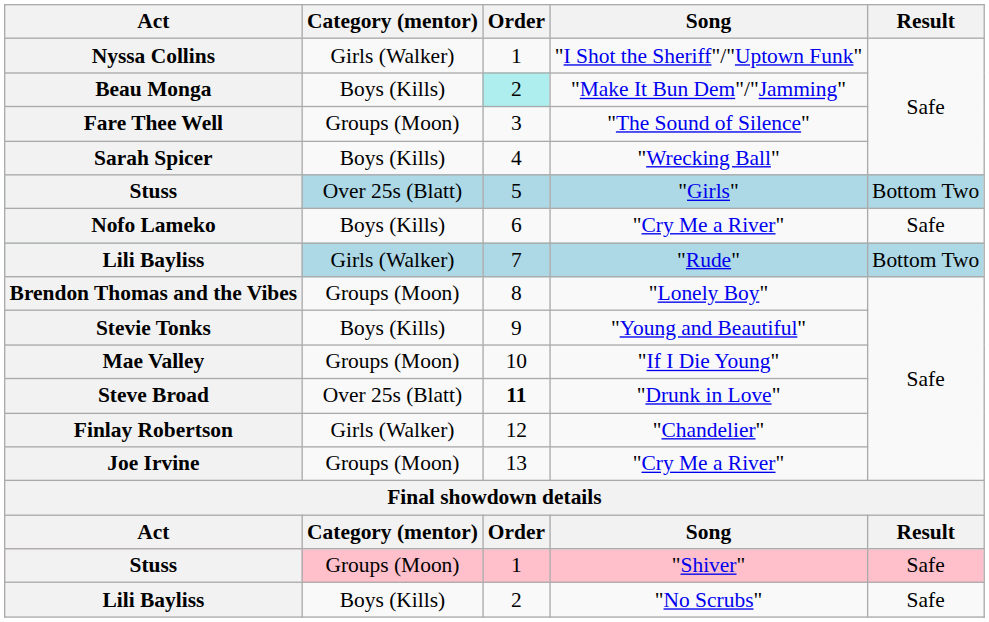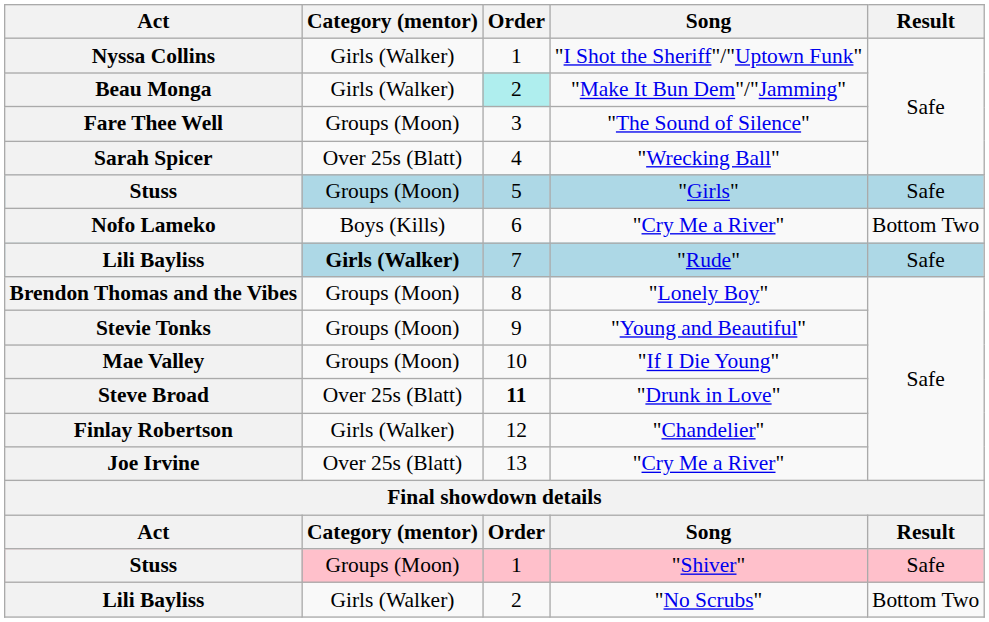(392, 89) Boys (Kills) -> (392, 89) Girls (Walker)
(392, 157) Boys (Kills) -> (392, 157) Over 25s (Blatt)
(392, 191) Over 25s (Blatt) -> (392, 191) Groups (Moon)
(926, 191) Bottom Two -> (926, 191) Safe
(926, 225) Safe -> (926, 225) Bottom Two
(392, 259) normal -> (392, 259) bold
(926, 259) Bottom Two -> (926, 259) Safe
(392, 327) Boys (Kills) -> (392, 327) Groups (Moon)
(392, 463) Groups (Moon) -> (392, 463) Over 25s (Blatt)
(392, 599) Boys (Kills) -> (392, 599) Girls (Walker)
(926, 599) Safe -> (926, 599) Bottom Two
